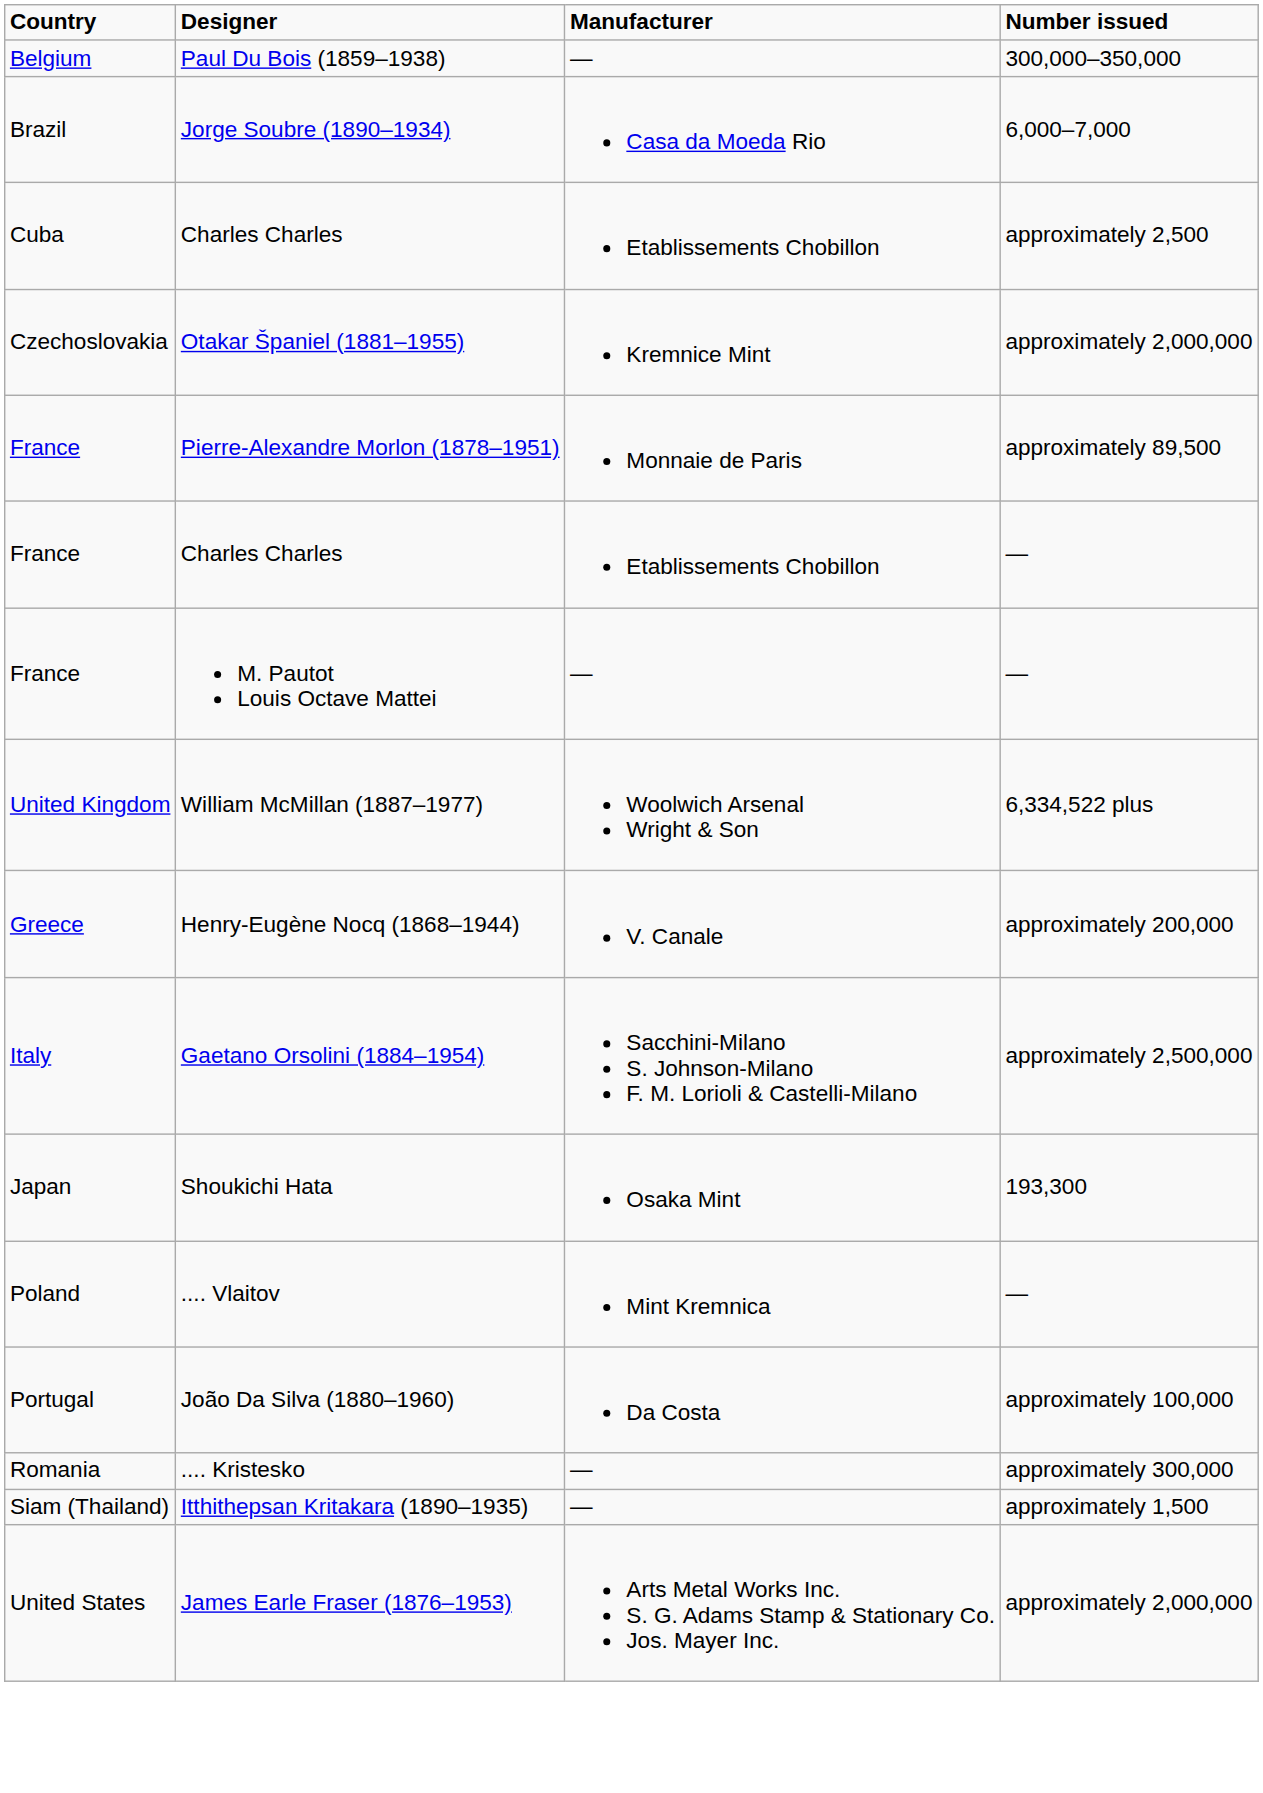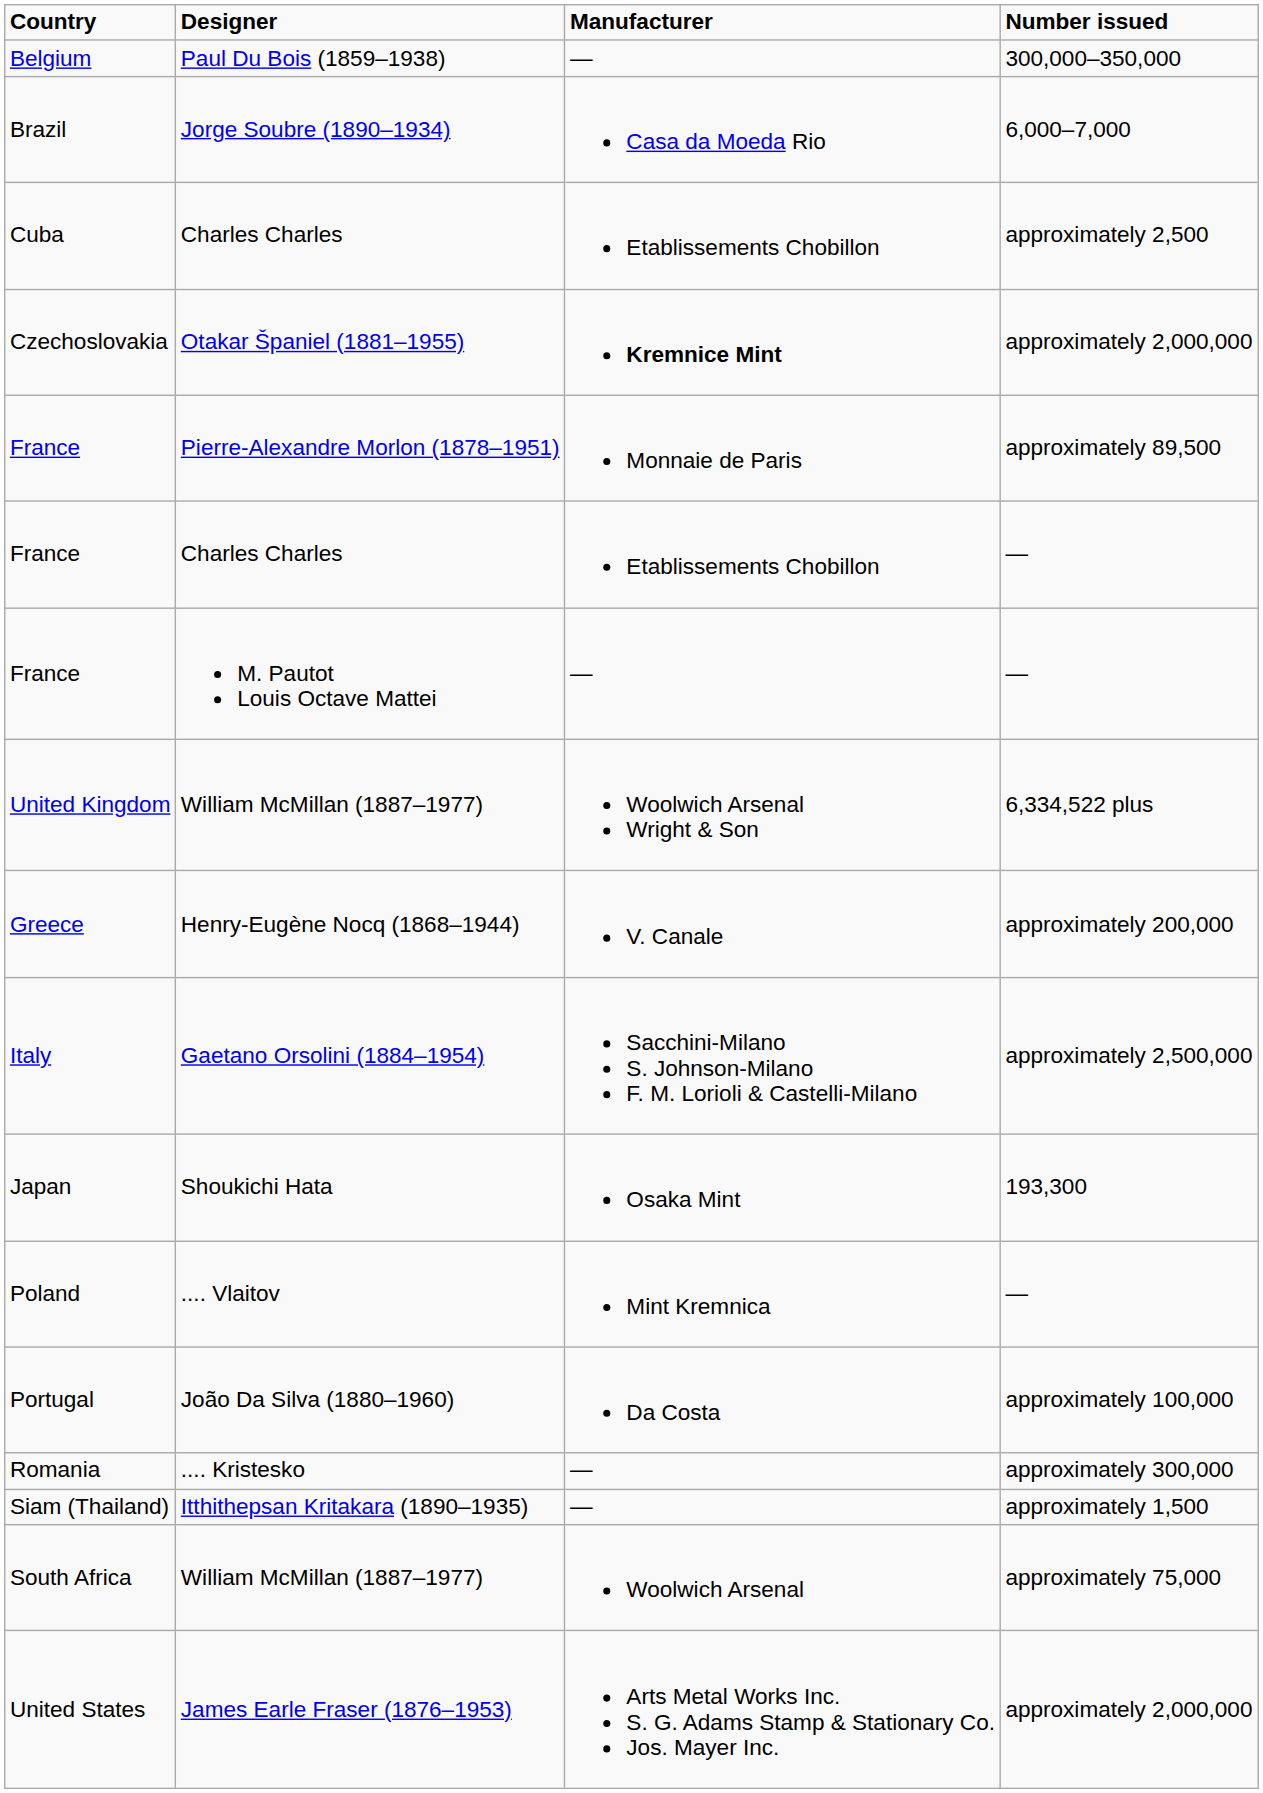(782, 355) normal -> (782, 355) bold
+ row: (71, 1577)
